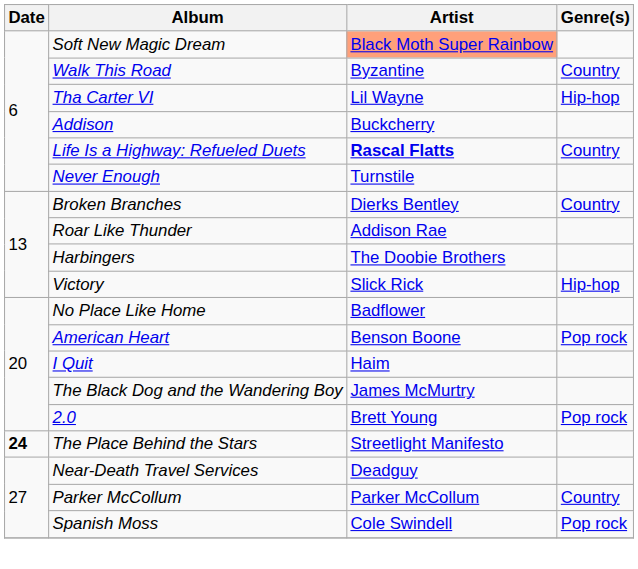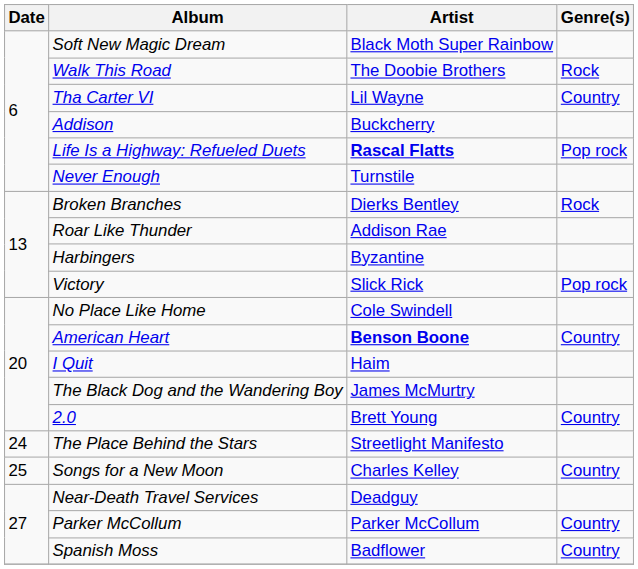(452, 44) lightsalmon background -> (452, 44) no background
(387, 71) Byzantine -> (428, 71) The Doobie Brothers
(590, 71) Country -> (580, 71) Rock
(590, 97) Hip-hop -> (590, 97) Country
(590, 151) Country -> (594, 151) Pop rock
(590, 204) Country -> (580, 204) Rock
(428, 257) The Doobie Brothers -> (387, 257) Byzantine
(590, 284) Hip-hop -> (594, 284) Pop rock
(388, 310) Badflower -> (401, 310) Cole Swindell
(406, 337) normal -> (410, 337) bold
(594, 337) Pop rock -> (590, 337) Country
(594, 417) Pop rock -> (590, 417) Country
(18, 444) bold -> (18, 444) normal
+ row: (138, 470)
(401, 524) Cole Swindell -> (388, 550) Badflower
(594, 524) Pop rock -> (590, 550) Country
